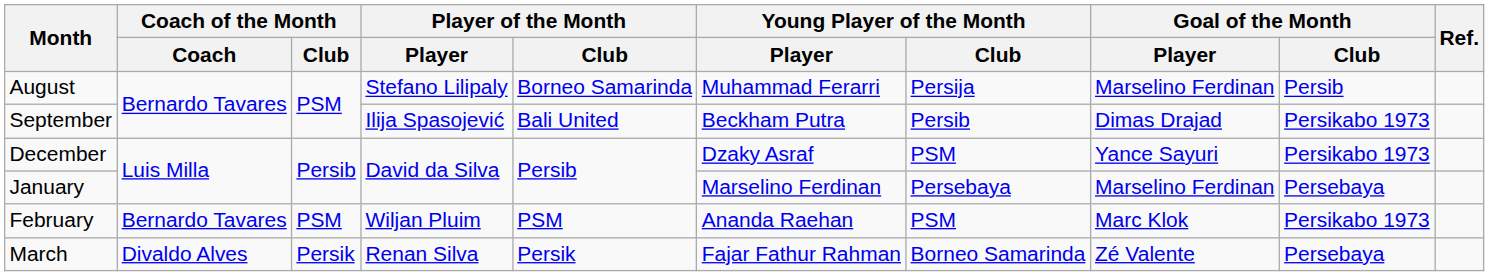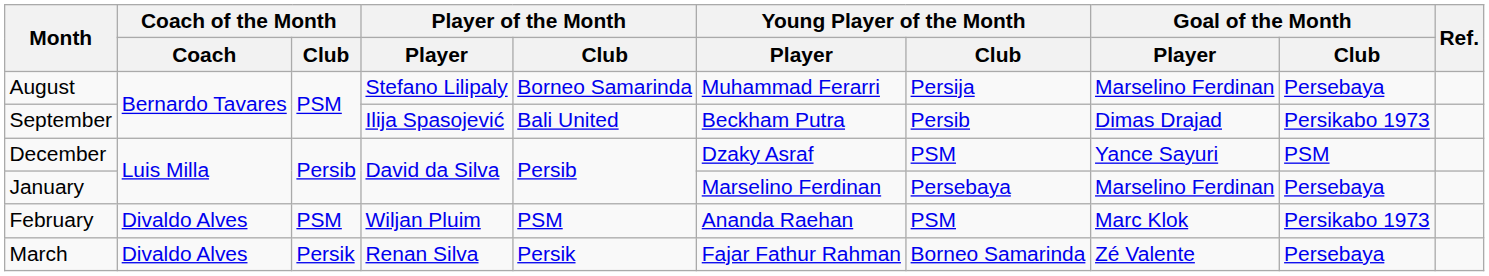(1314, 87) Persib -> (1334, 87) Persebaya
(1357, 154) Persikabo 1973 -> (1307, 154) PSM
(204, 220) Bernardo Tavares -> (185, 220) Divaldo Alves
